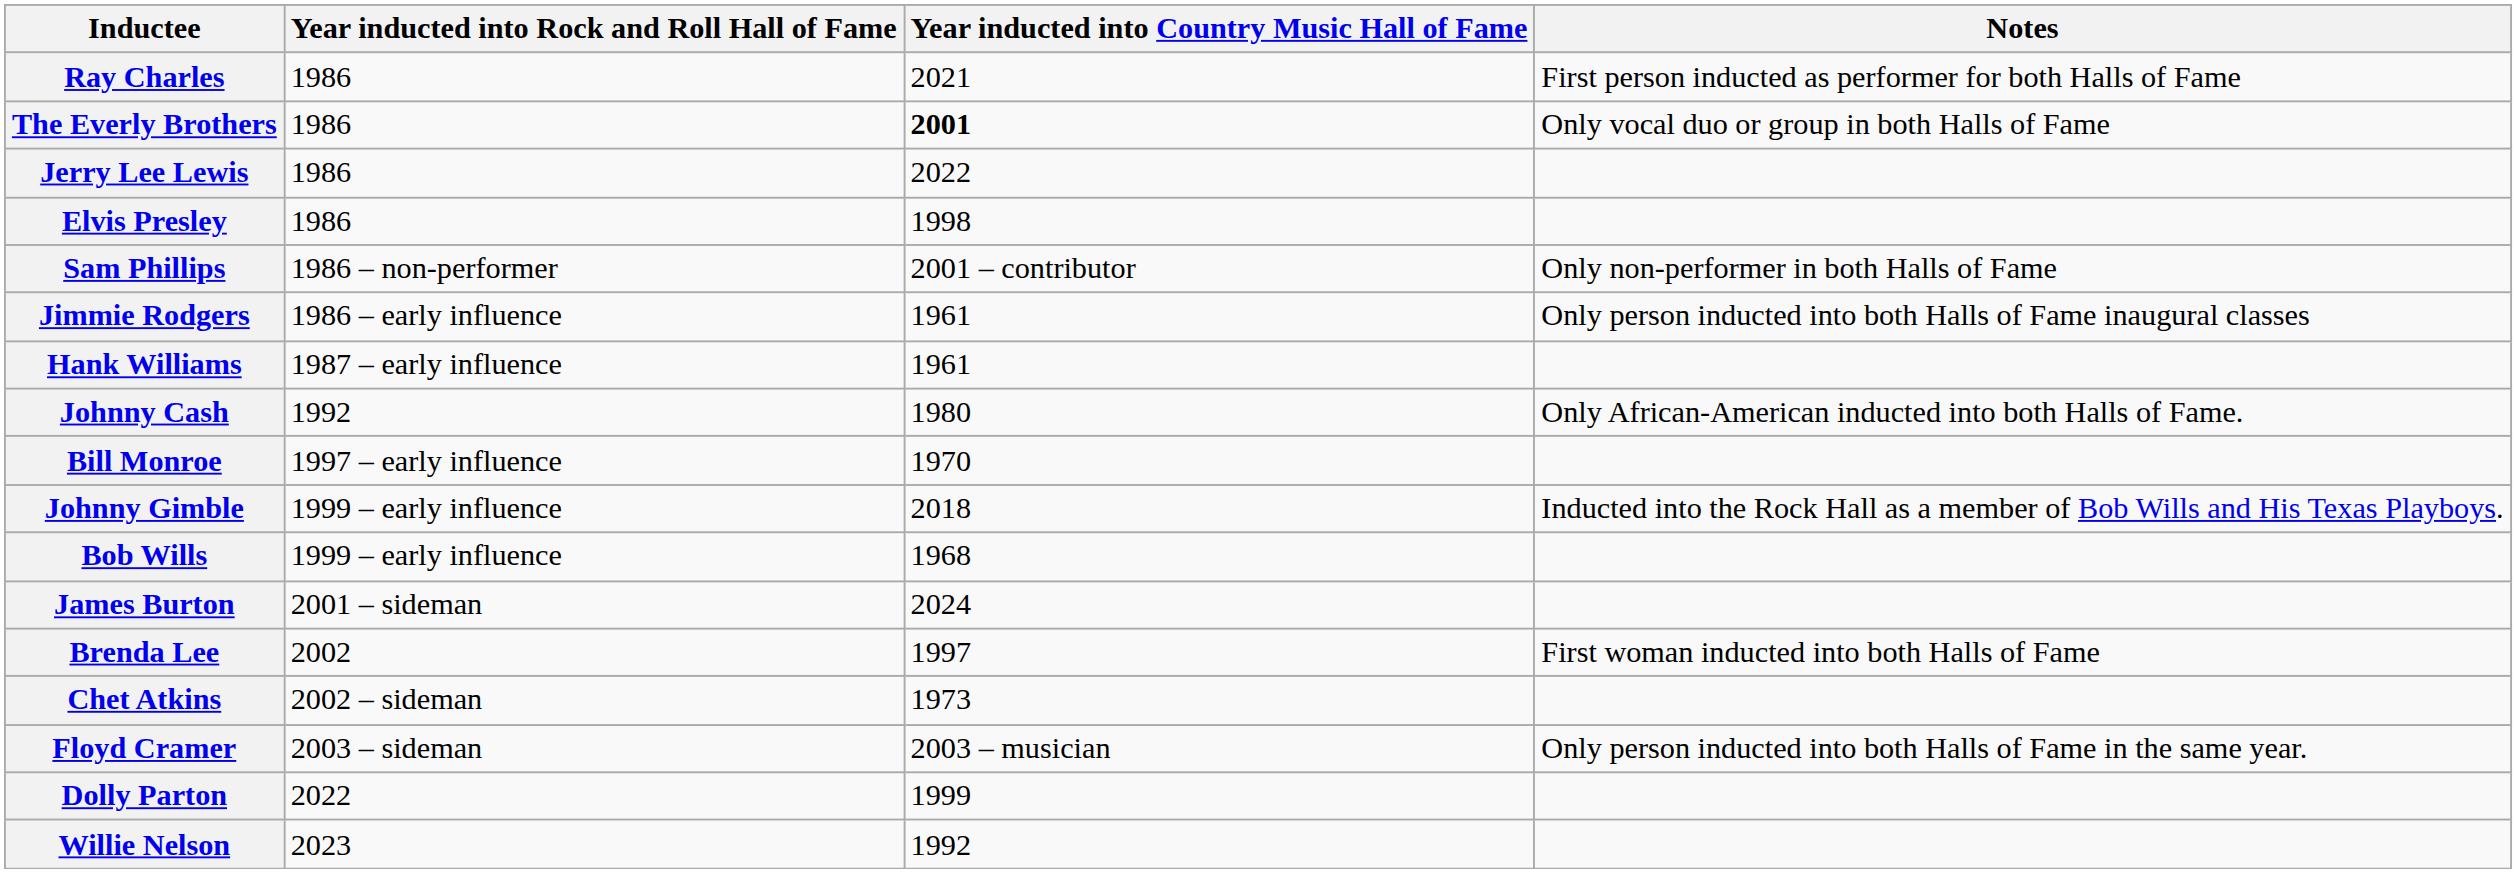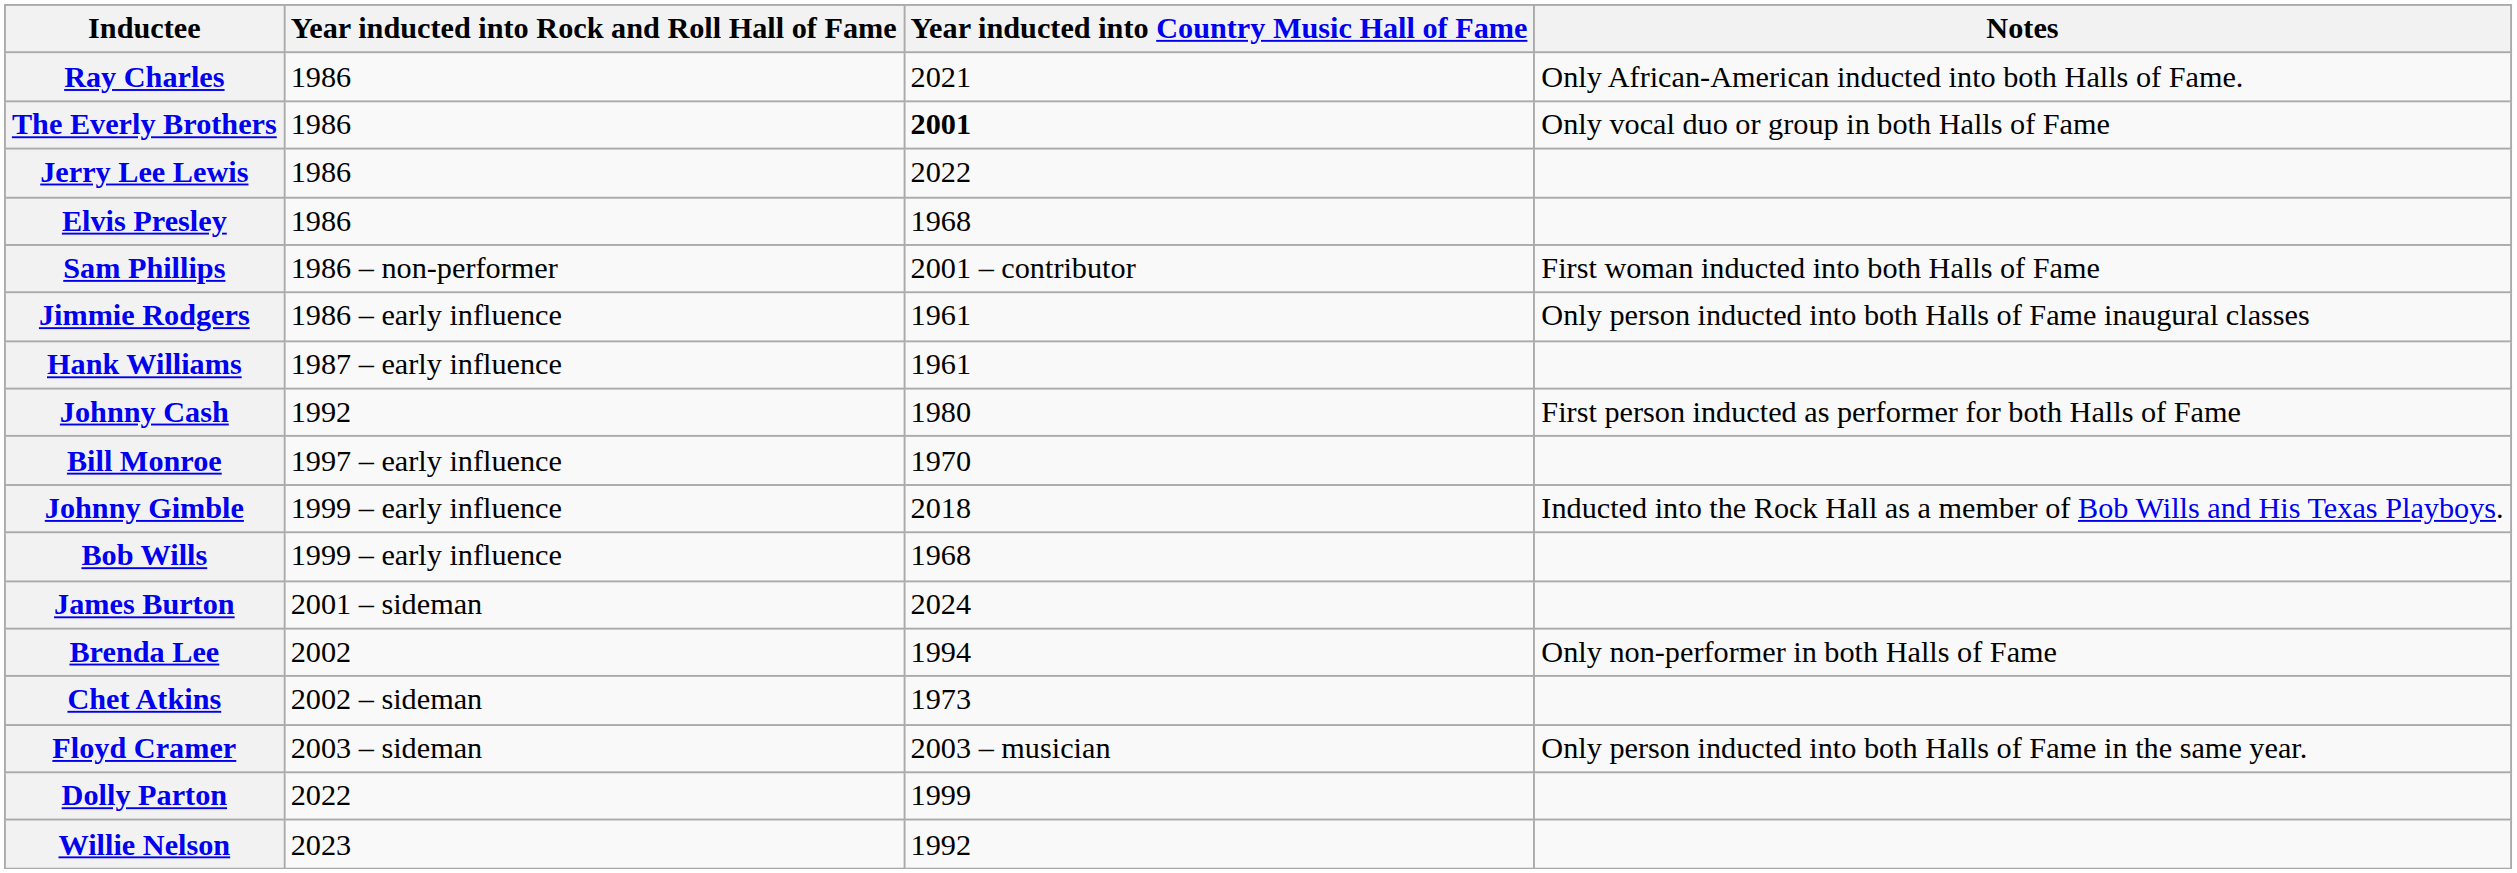(1891, 76) First person inducted as performer for both Halls of Fame -> (1892, 76) Only African-American inducted into both Halls of Fame.
(941, 220) 1998 -> (941, 220) 1968
(1799, 268) Only non-performer in both Halls of Fame -> (1821, 268) First woman inducted into both Halls of Fame
(1892, 412) Only African-American inducted into both Halls of Fame. -> (1891, 412) First person inducted as performer for both Halls of Fame
(941, 651) 1997 -> (941, 651) 1994
(1821, 651) First woman inducted into both Halls of Fame -> (1799, 651) Only non-performer in both Halls of Fame
